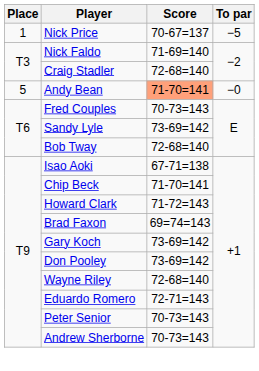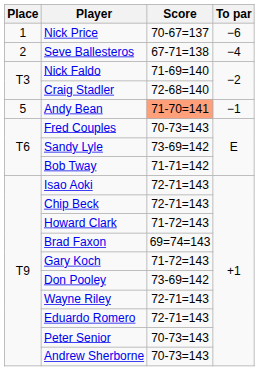(234, 33) −5 -> (234, 33) −6
+ row: (89, 52)
(234, 90) −0 -> (234, 109) −1
(180, 147) 72-68=140 -> (180, 166) 71-71=142
(180, 166) 67-71=138 -> (180, 185) 72-71=143
(180, 185) 71-70=141 -> (180, 204) 72-71=143
(180, 242) 73-69=142 -> (180, 261) 71-72=143
(180, 280) 72-68=140 -> (180, 299) 72-71=143
